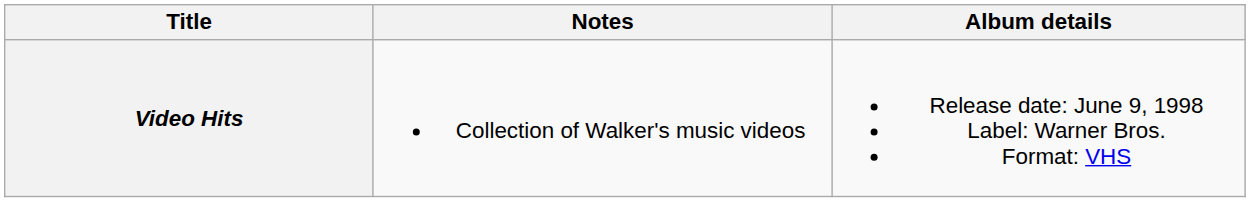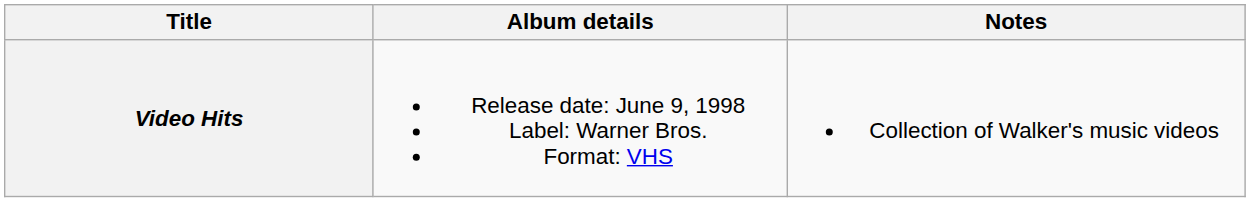columns swapped: (1039, 22) <-> (603, 22)
